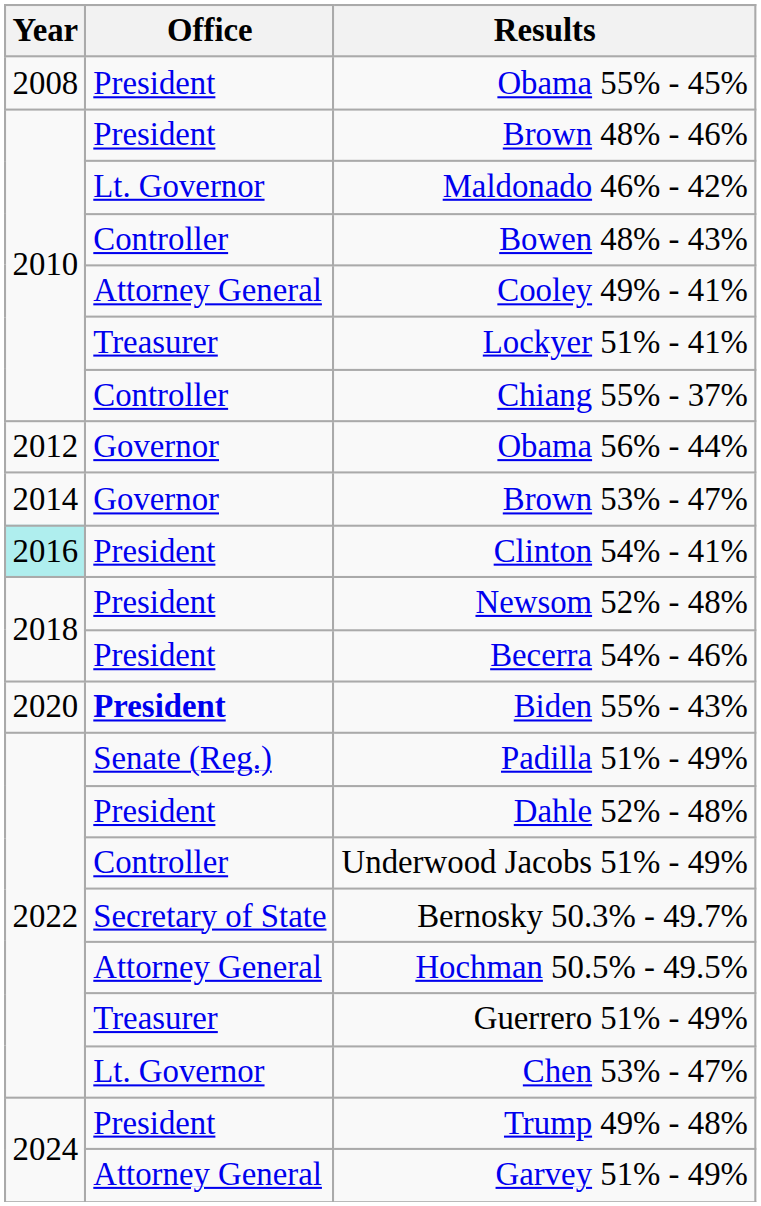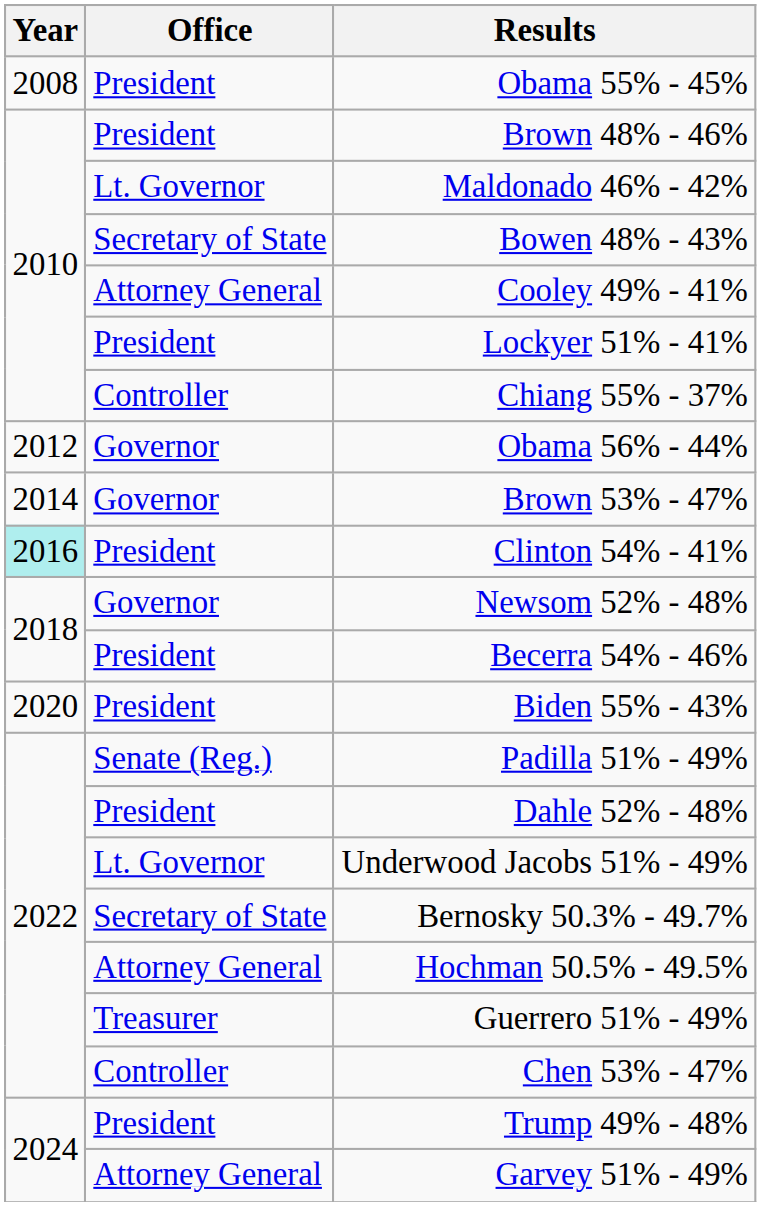(161, 238) Controller -> (210, 238) Secretary of State
(156, 342) Treasurer -> (154, 342) President
(154, 602) President -> (156, 602) Governor
(160, 706) bold -> (154, 706) normal
(161, 862) Controller -> (179, 862) Lt. Governor
(179, 1070) Lt. Governor -> (161, 1070) Controller
